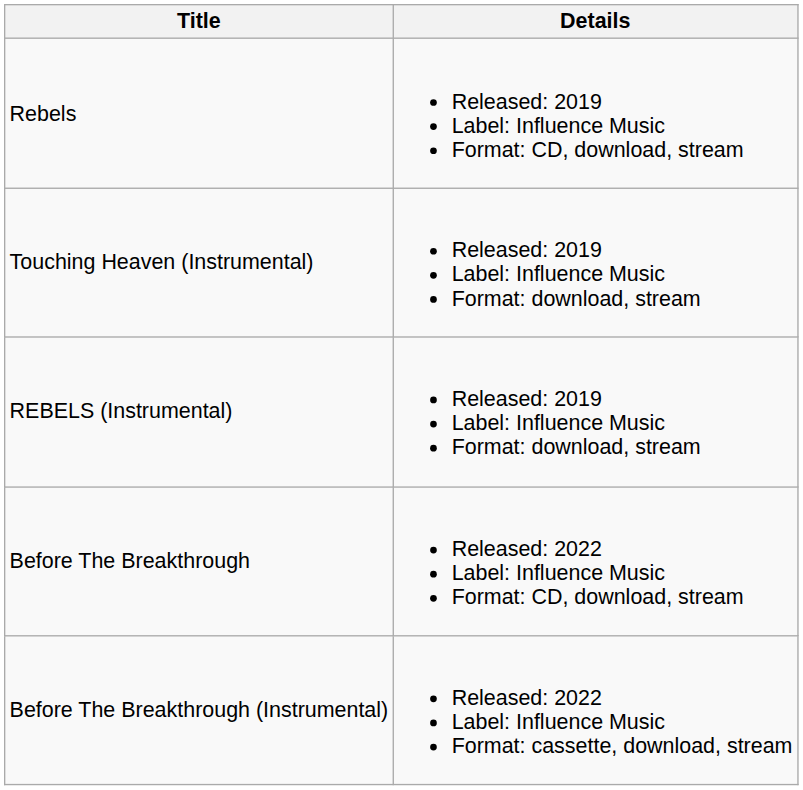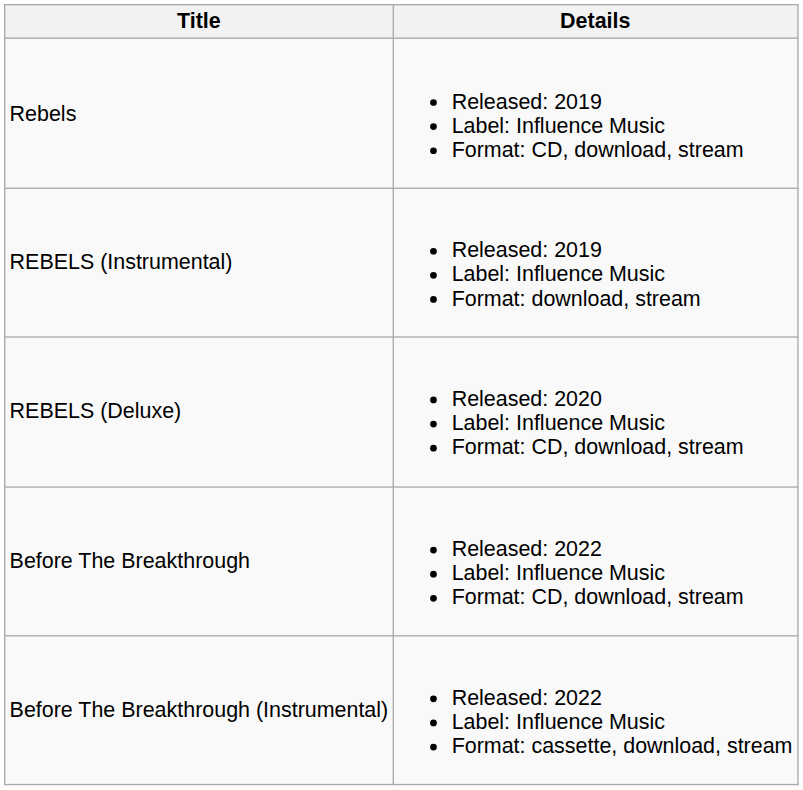- row: (162, 262)
+ row: (95, 411)
